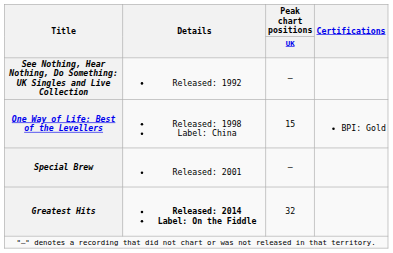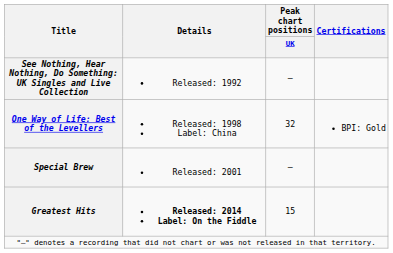(290, 124) 15 -> (290, 124) 32
(290, 212) 32 -> (290, 212) 15
